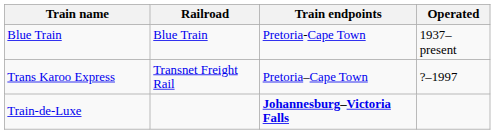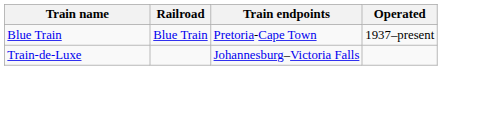- row: (61, 76)
(327, 111) bold -> (286, 55) normal
